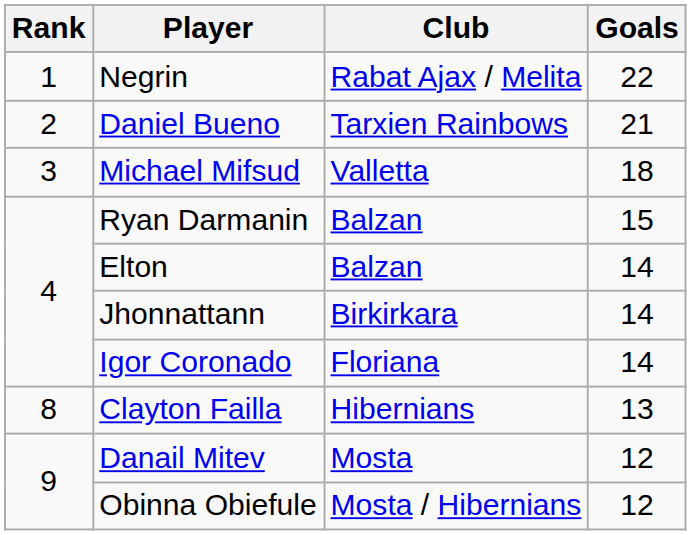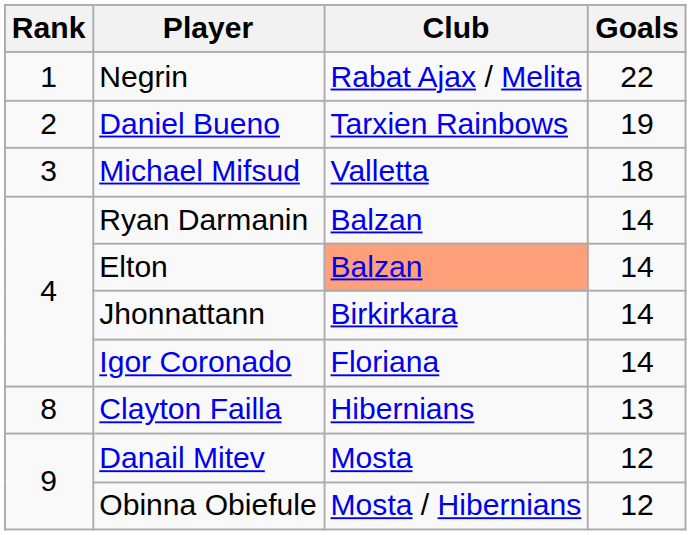(637, 123) 21 -> (637, 123) 19
(637, 219) 15 -> (637, 219) 14
(377, 266) no background -> (377, 266) lightsalmon background
